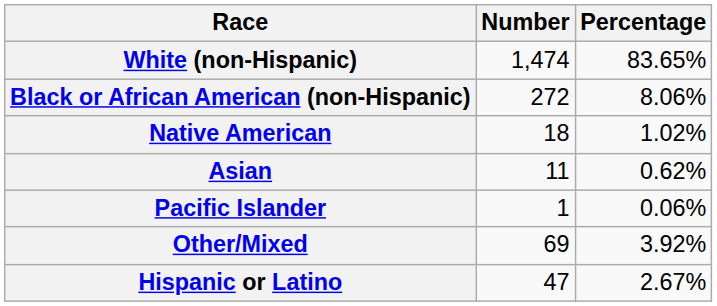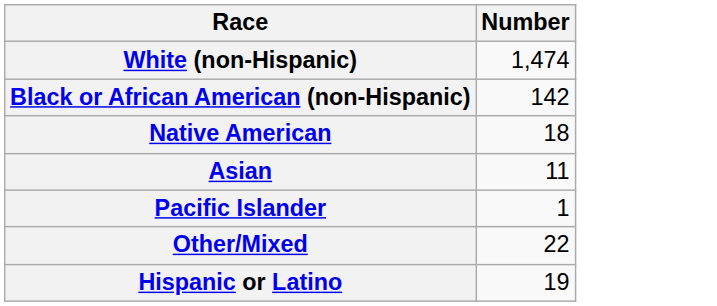- column: (643, 23)
(550, 97) 272 -> (550, 97) 142
(557, 245) 69 -> (557, 245) 22
(557, 282) 47 -> (557, 282) 19
